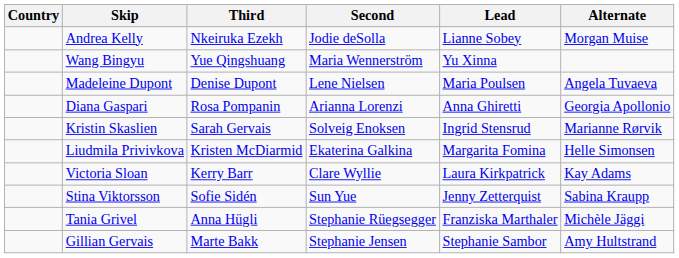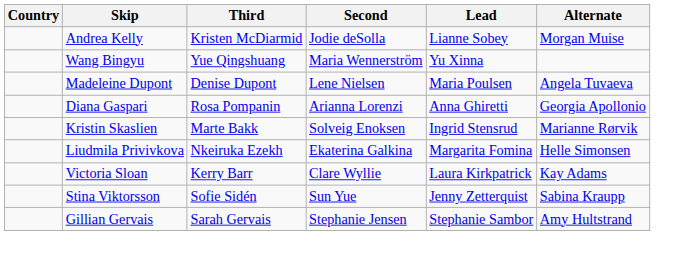(237, 38) Nkeiruka Ezekh -> (246, 38) Kristen McDiarmid
(231, 128) Sarah Gervais -> (224, 128) Marte Bakk
(246, 151) Kristen McDiarmid -> (237, 151) Nkeiruka Ezekh
- row: (101, 219)
(224, 241) Marte Bakk -> (231, 219) Sarah Gervais
